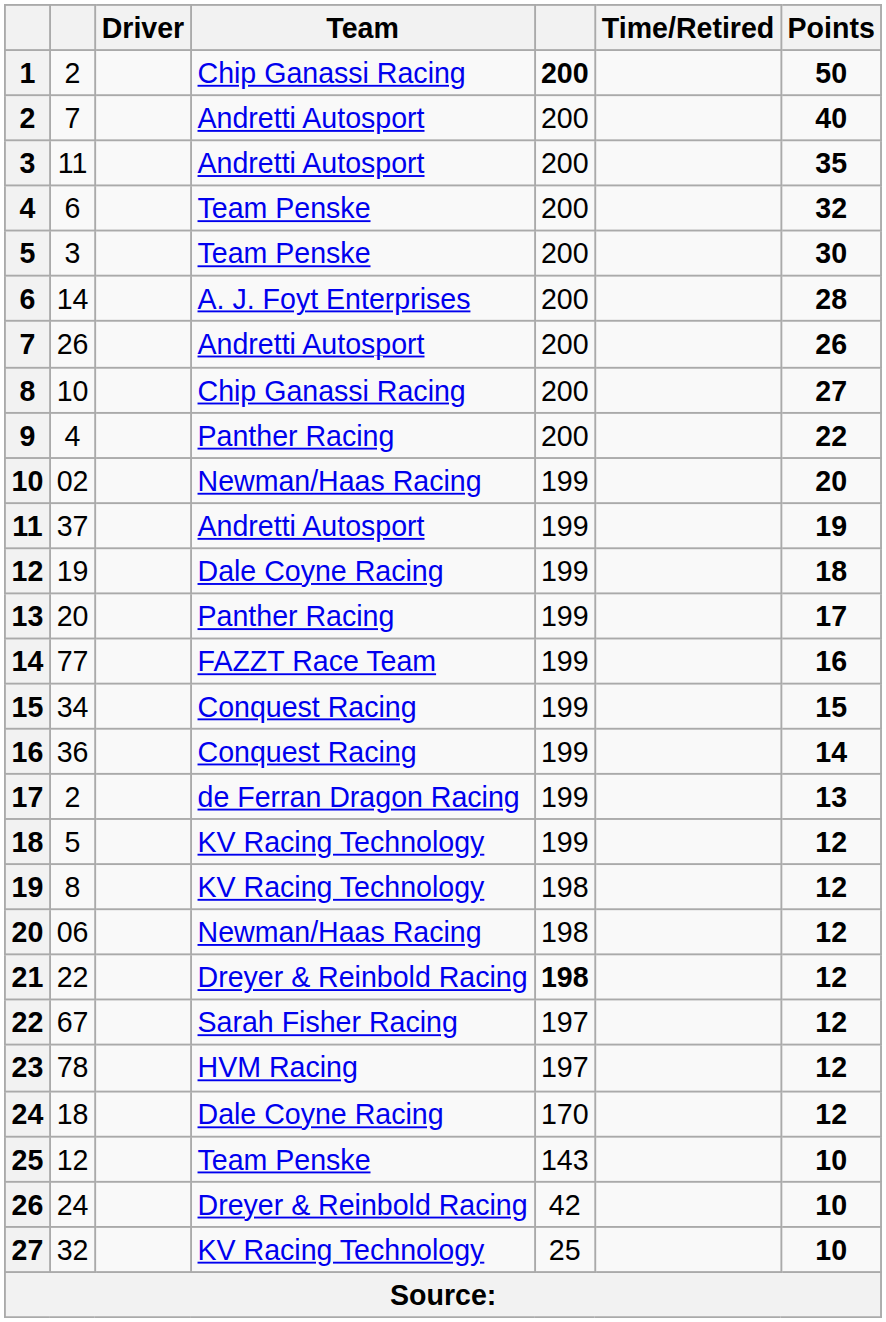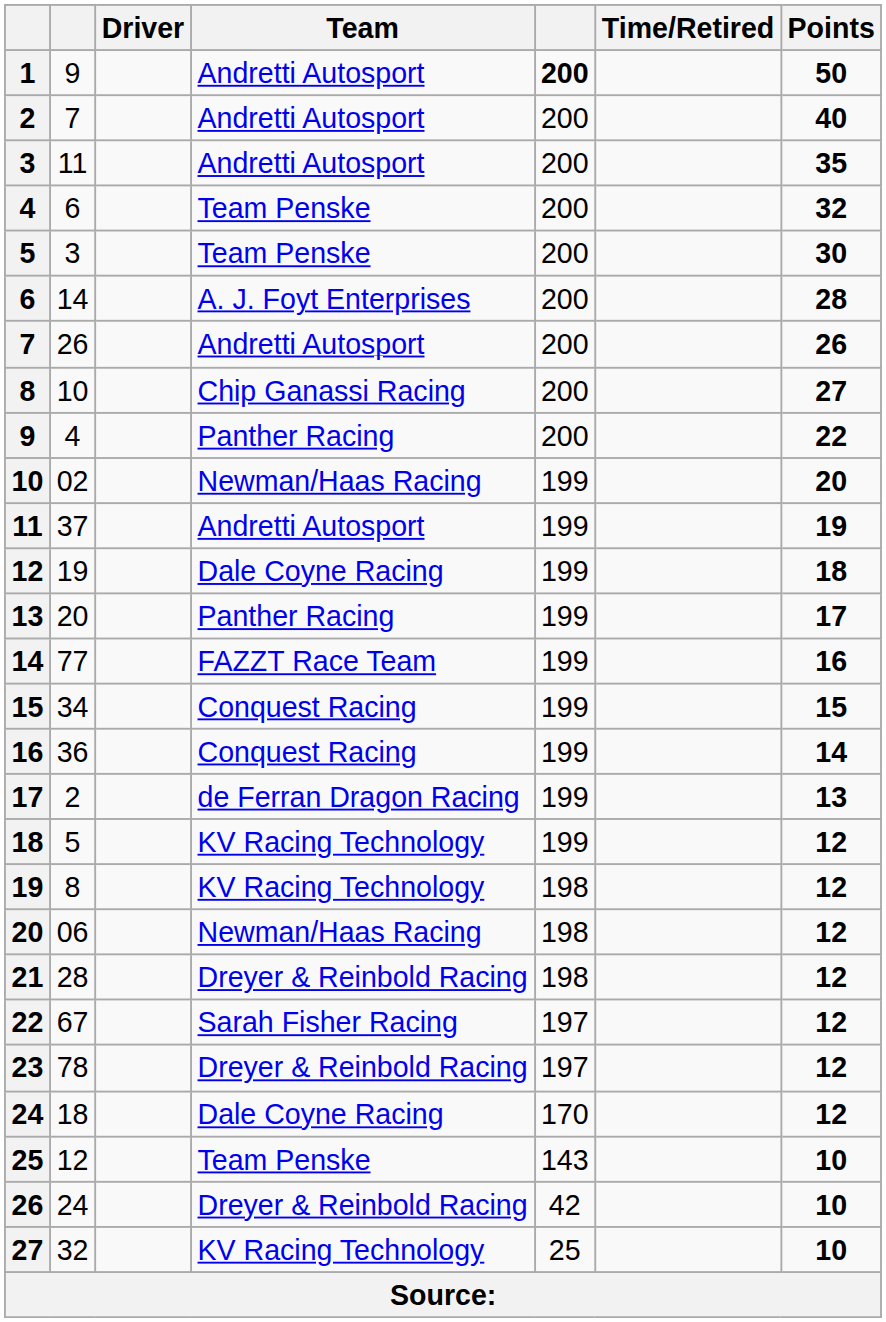(73, 73) 2 -> (73, 73) 9
(332, 73) Chip Ganassi Racing -> (311, 73) Andretti Autosport
(73, 978) 22 -> (73, 978) 28
(565, 978) bold -> (565, 978) normal
(278, 1068) HVM Racing -> (363, 1068) Dreyer & Reinbold Racing
